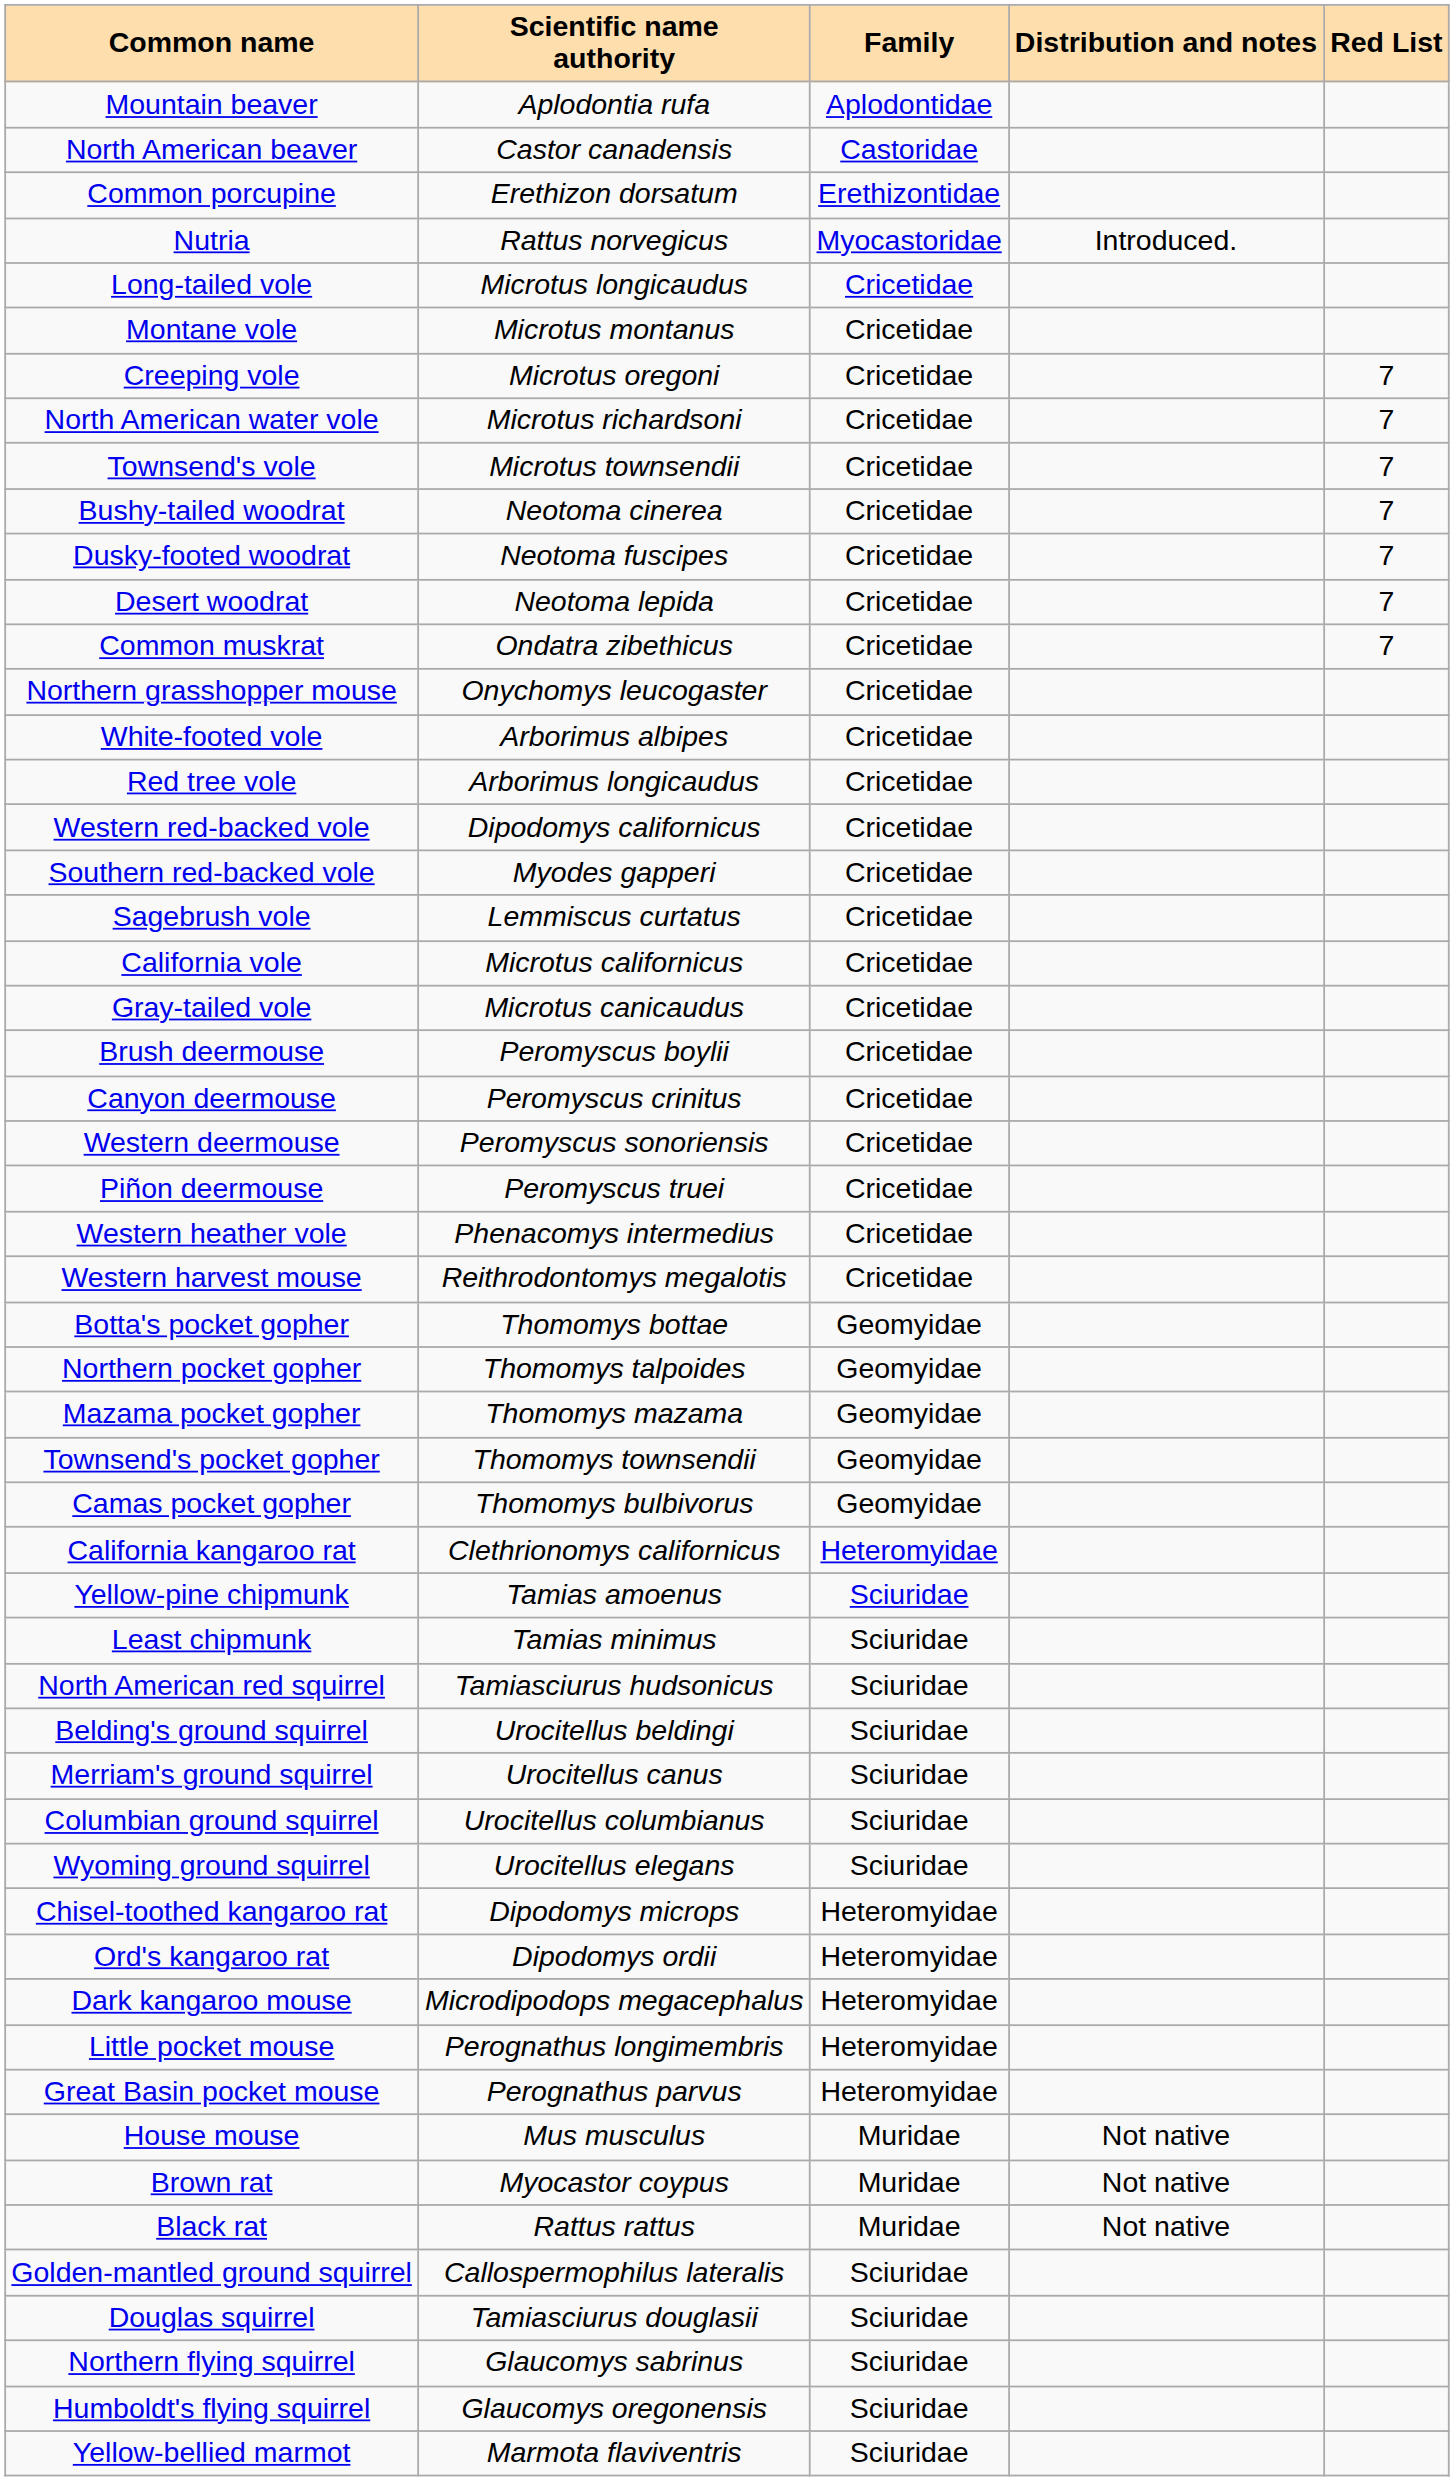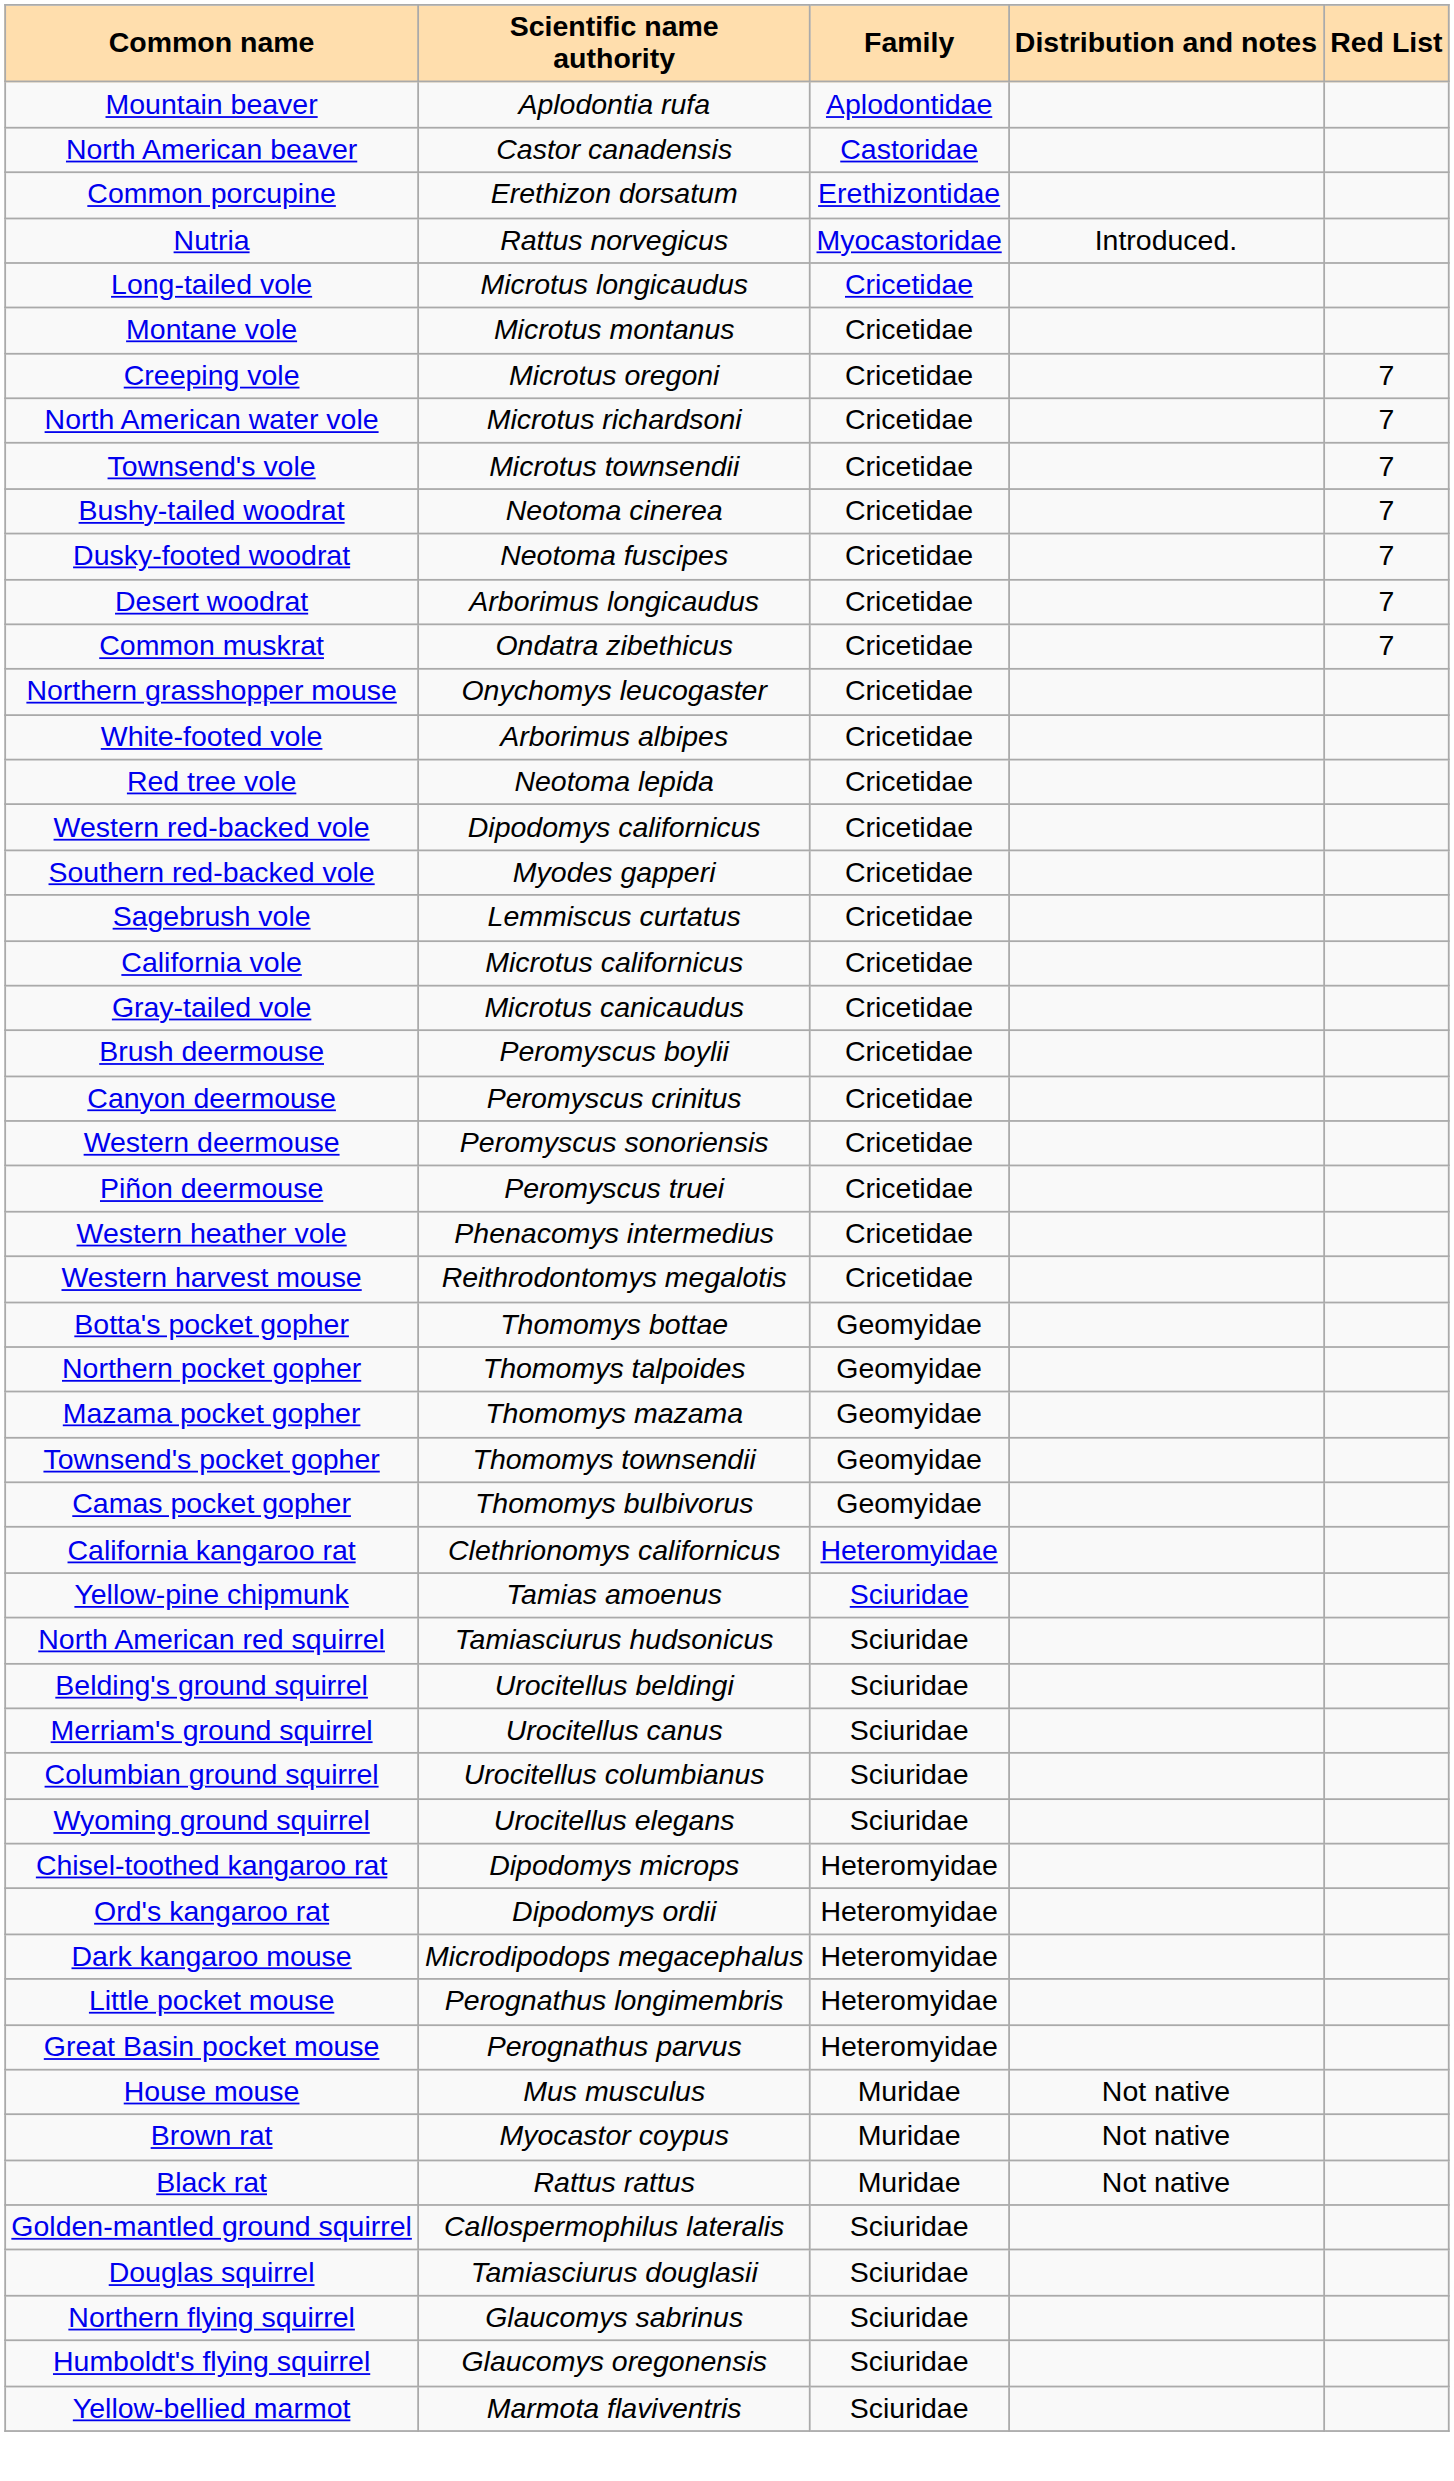(614, 601) Neotoma lepida -> (614, 601) Arborimus longicaudus
(614, 781) Arborimus longicaudus -> (614, 781) Neotoma lepida
- row: (212, 1639)
